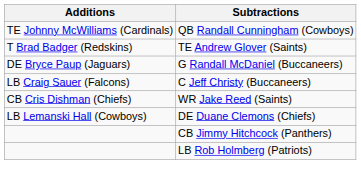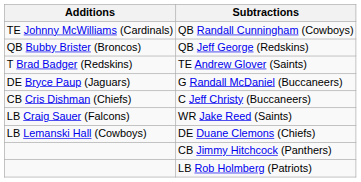+ row: (243, 47)
(68, 82) LB Craig Sauer (Falcons) -> (69, 99) CB Cris Dishman (Chiefs)
(69, 99) CB Cris Dishman (Chiefs) -> (68, 116) LB Craig Sauer (Falcons)
